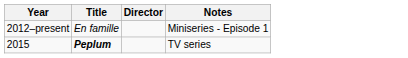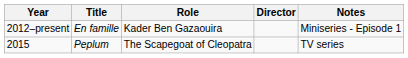+ column: (188, 12)
(93, 45) bold -> (91, 45) normal
